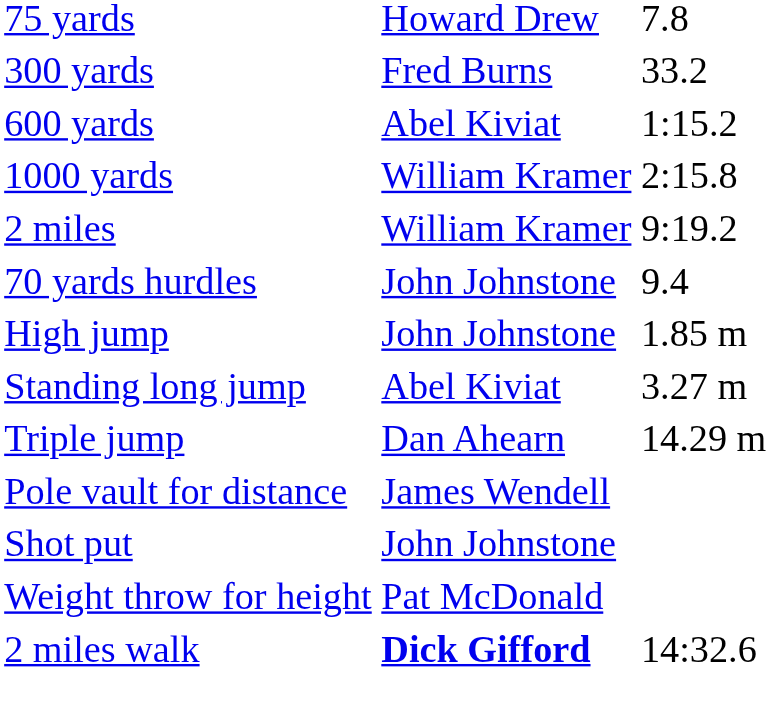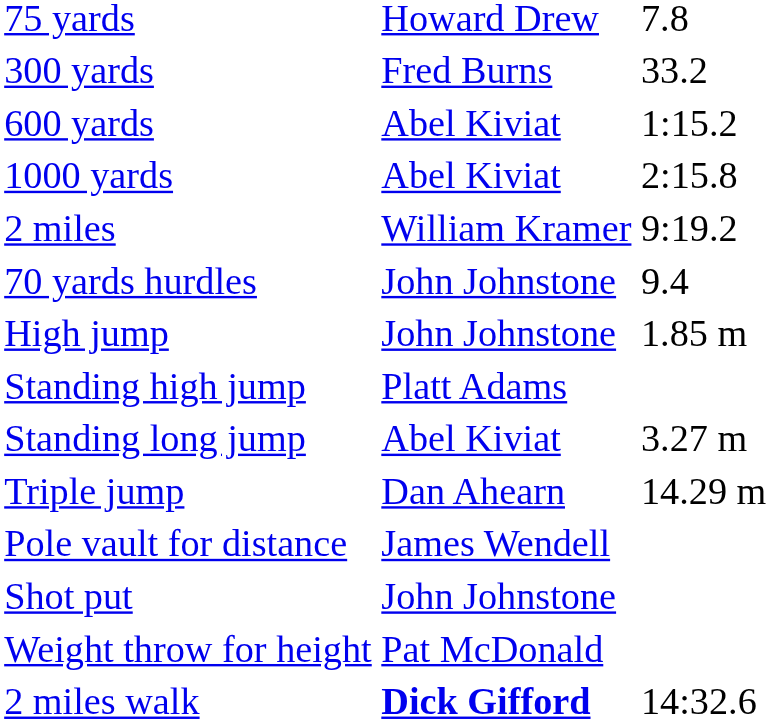(506, 175) William Kramer -> (471, 175) Abel Kiviat
+ row: (155, 386)
